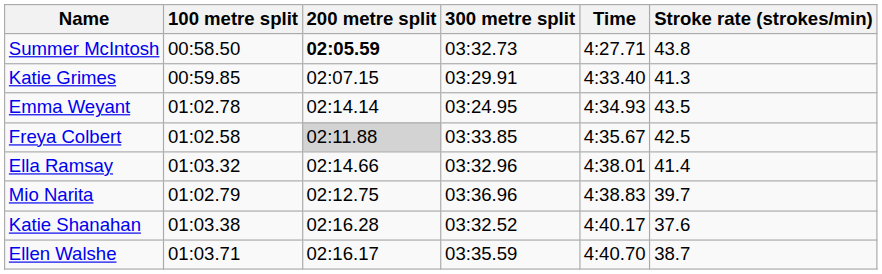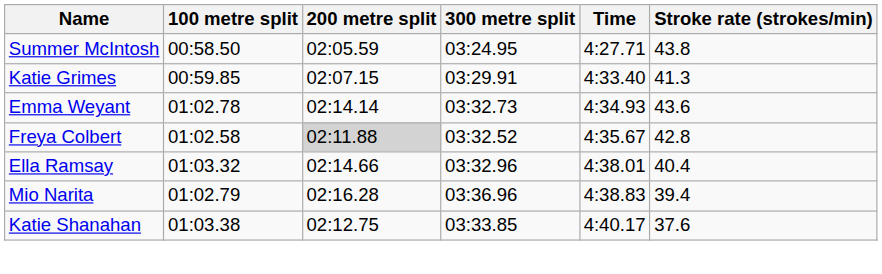(343, 48) bold -> (343, 48) normal
(481, 48) 03:32.73 -> (481, 48) 03:24.95
(481, 107) 03:24.95 -> (481, 107) 03:32.73
(672, 107) 43.5 -> (672, 107) 43.6
(481, 136) 03:33.85 -> (481, 136) 03:32.52
(672, 136) 42.5 -> (672, 136) 42.8
(672, 166) 41.4 -> (672, 166) 40.4
(343, 195) 02:12.75 -> (343, 195) 02:16.28
(672, 195) 39.7 -> (672, 195) 39.4
(343, 225) 02:16.28 -> (343, 225) 02:12.75
(481, 225) 03:32.52 -> (481, 225) 03:33.85
- row: (63, 254)
